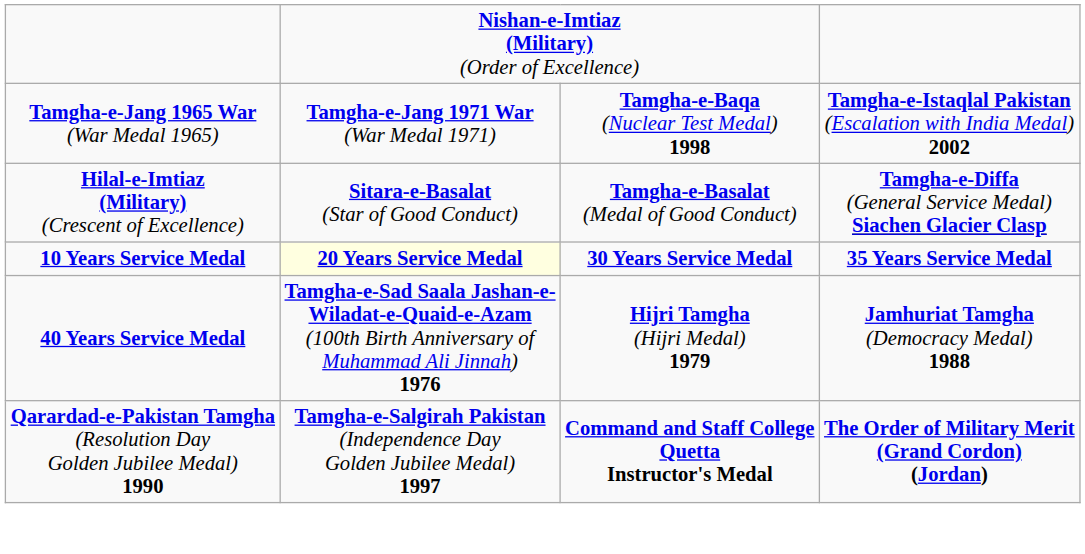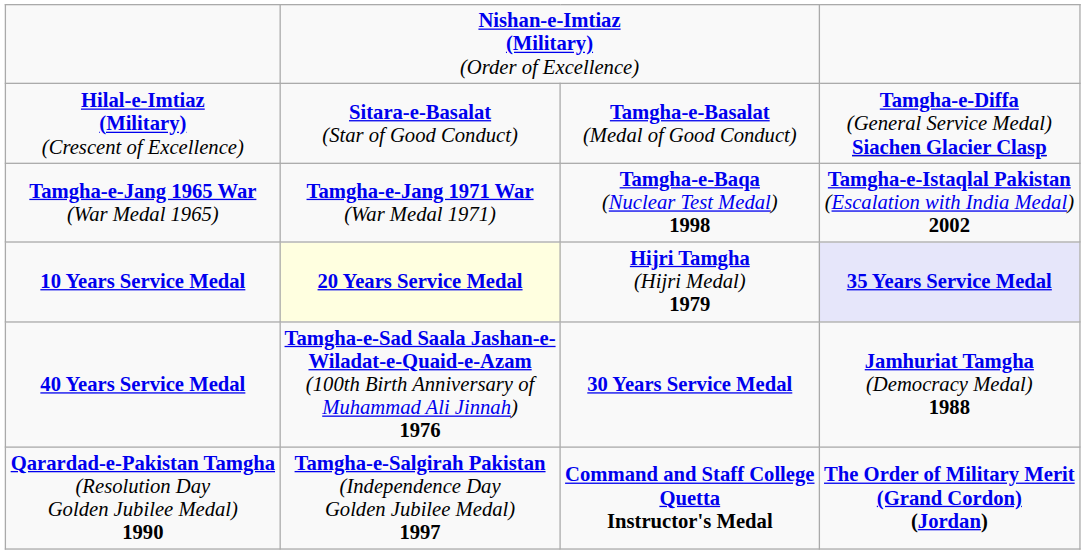rows swapped: (143, 202) <-> (143, 123)
(690, 258) 30 Years Service Medal -> (690, 281) Hijri Tamgha (Hijri Medal) 1979
(949, 258) no background -> (949, 281) lavender background
(690, 337) Hijri Tamgha (Hijri Medal) 1979 -> (690, 384) 30 Years Service Medal
